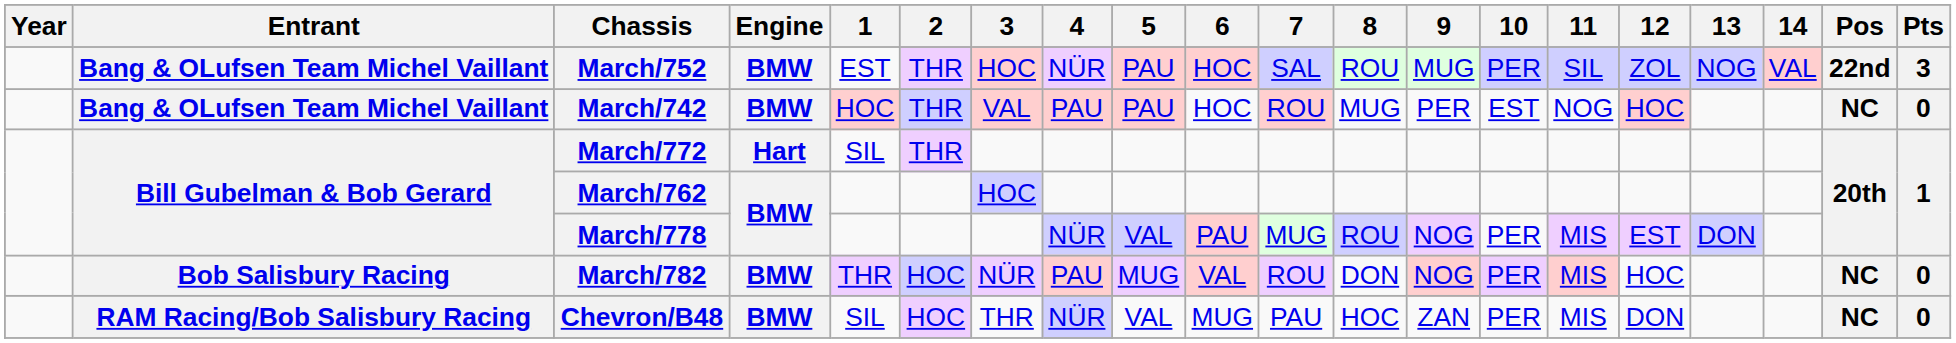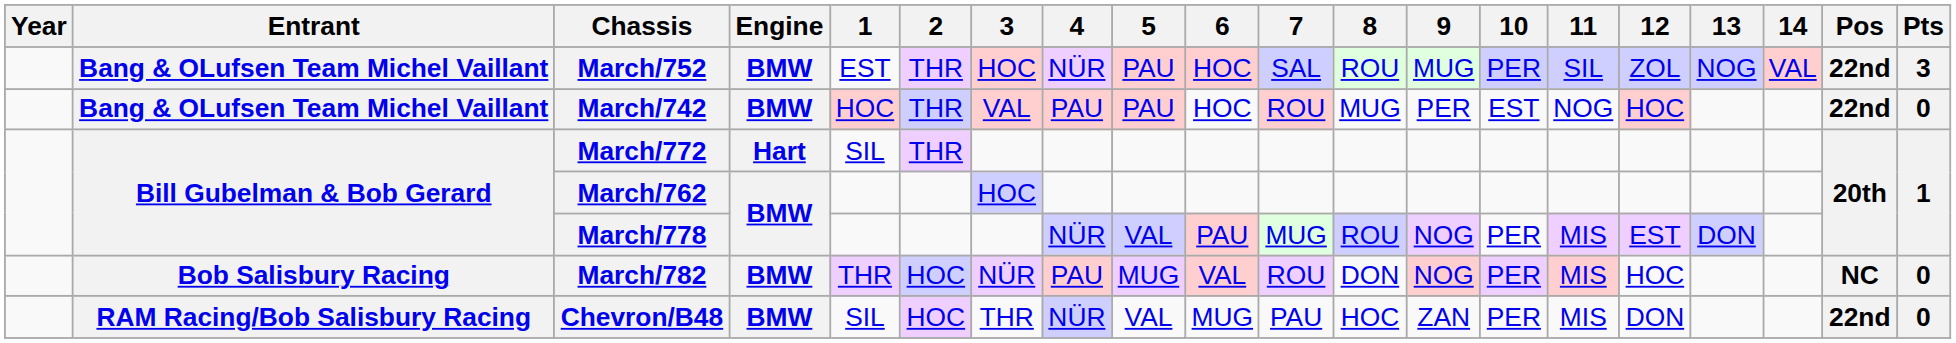(1860, 109) NC -> (1860, 109) 22nd
(1860, 318) NC -> (1860, 318) 22nd
